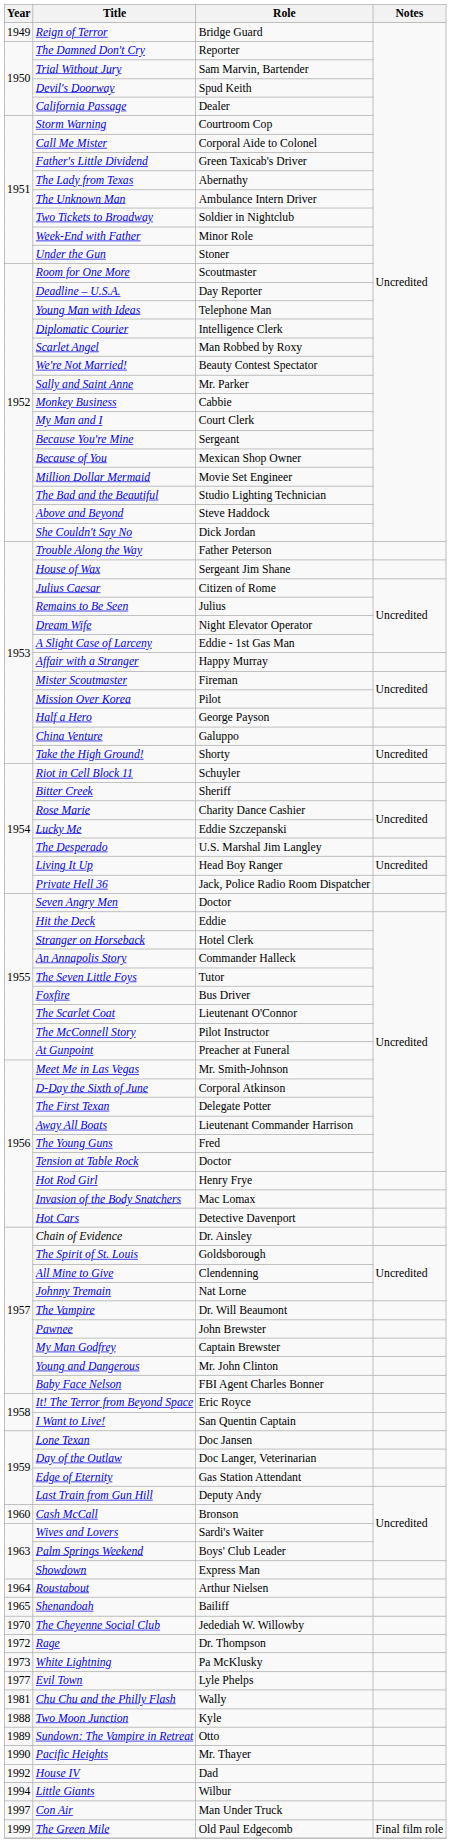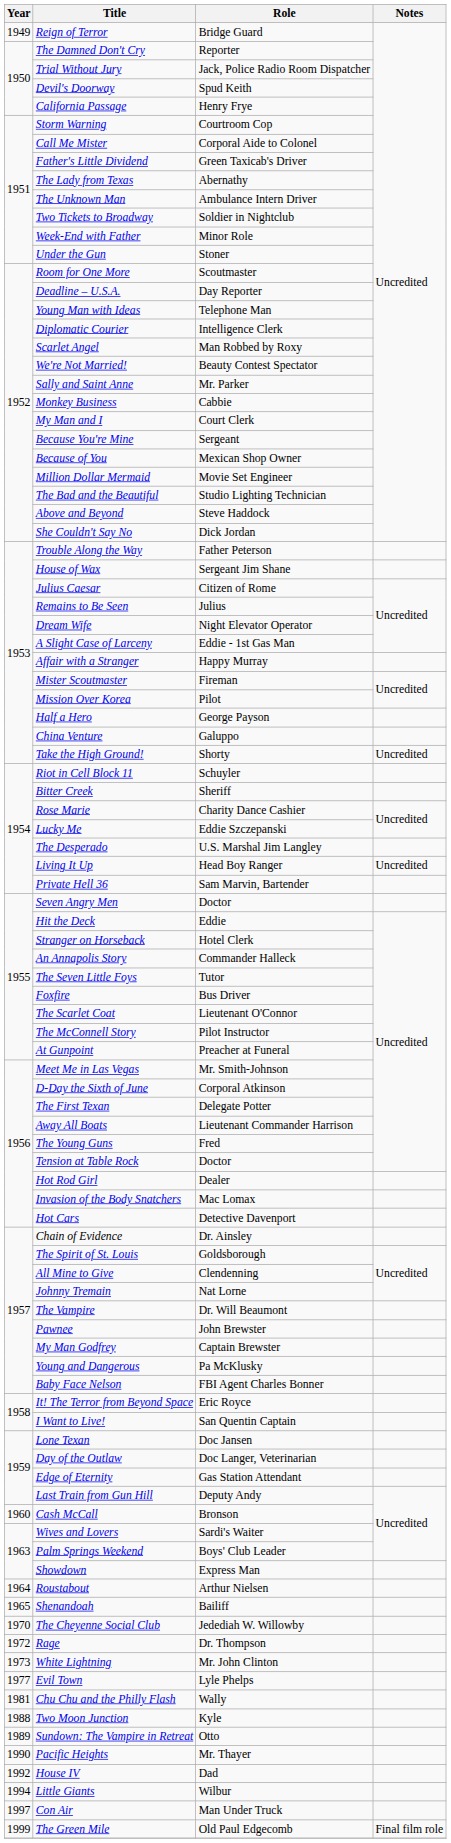(254, 69) Sam Marvin, Bartender -> (284, 69) Jack, Police Radio Room Dispatcher
(214, 106) Dealer -> (225, 106) Henry Frye
(284, 884) Jack, Police Radio Room Dispatcher -> (254, 884) Sam Marvin, Bartender
(225, 1180) Henry Frye -> (214, 1180) Dealer
(238, 1365) Mr. John Clinton -> (231, 1365) Pa McKlusky
(231, 1662) Pa McKlusky -> (238, 1662) Mr. John Clinton
